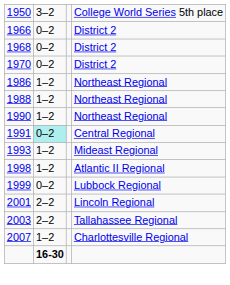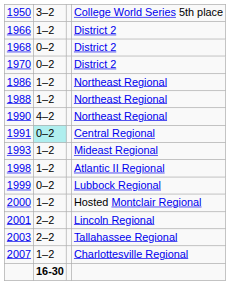(45, 30) 0–2 -> (45, 30) 1–2
(45, 116) 1–2 -> (45, 116) 4–2
+ row: (19, 202)
